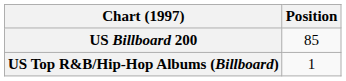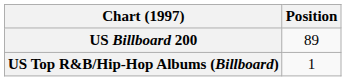(312, 40) 85 -> (312, 40) 89
